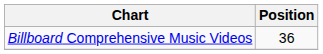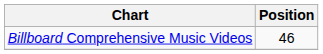(287, 37) 36 -> (287, 37) 46
